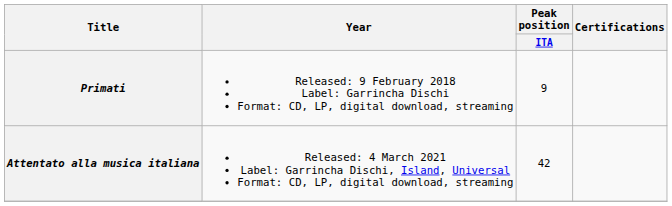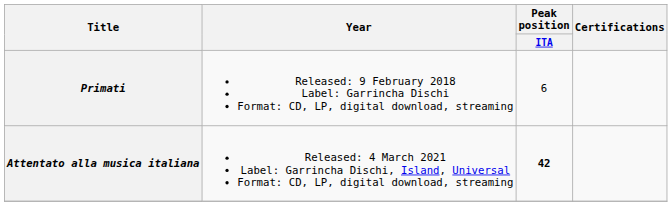(544, 88) 9 -> (544, 88) 6
(544, 164) normal -> (544, 164) bold
